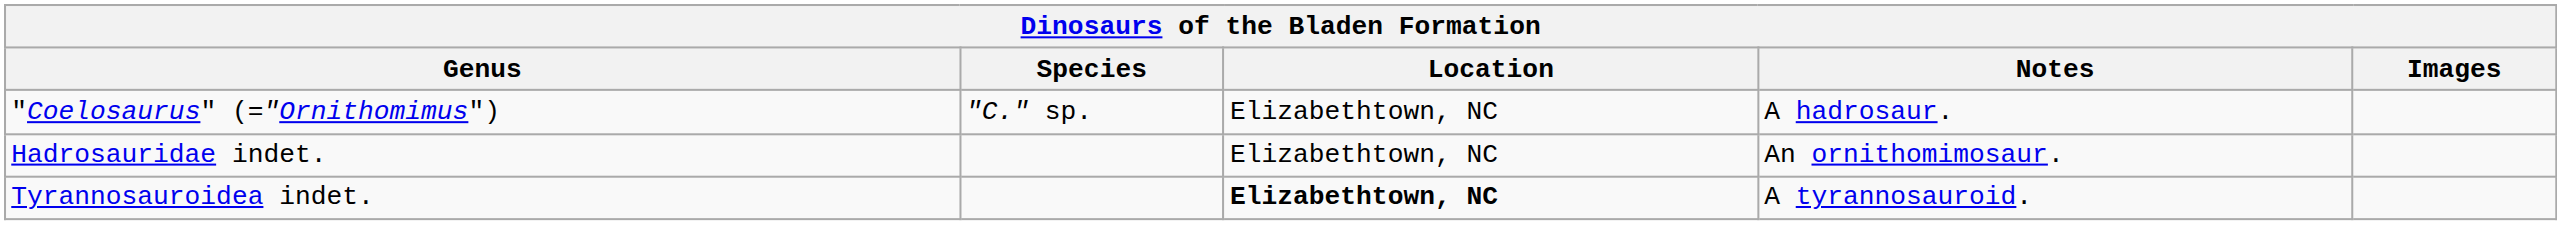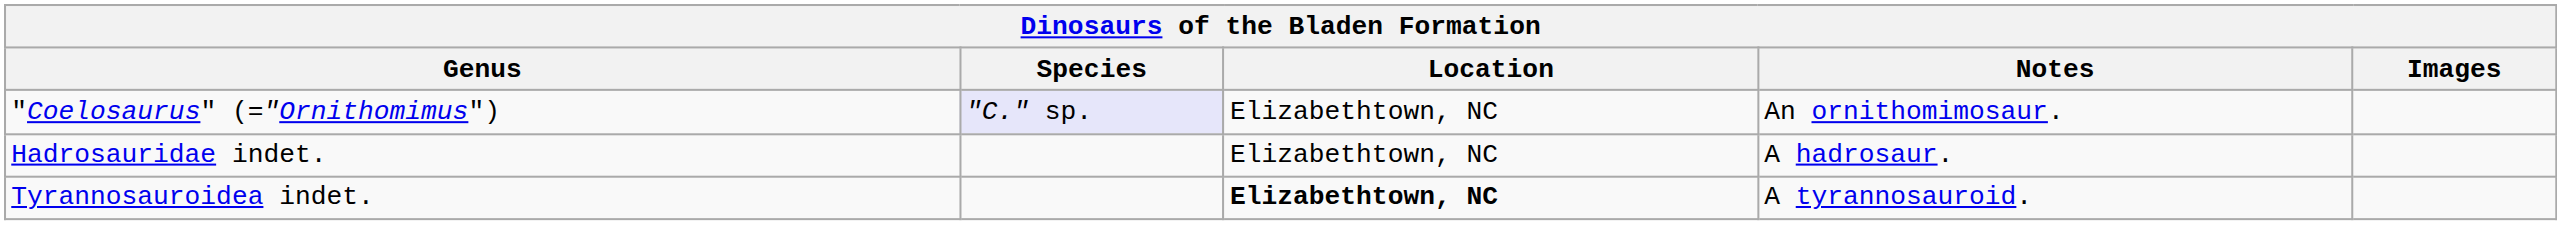(1029, 112) no background -> (1029, 112) lavender background
(1859, 112) A hadrosaur. -> (1914, 112) An ornithomimosaur.
(1914, 155) An ornithomimosaur. -> (1859, 155) A hadrosaur.
